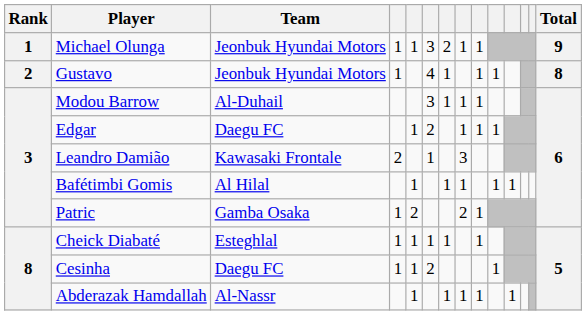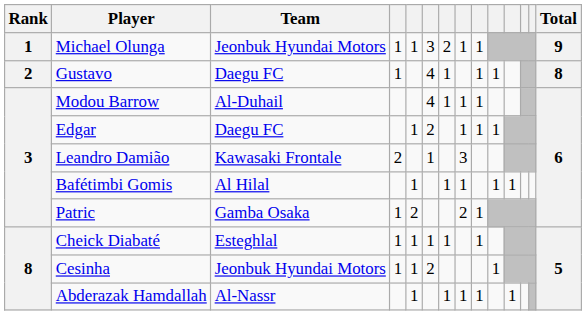(300, 74) Jeonbuk Hyundai Motors -> (249, 74) Daegu FC
(431, 102) 3 -> (431, 102) 4
(249, 268) Daegu FC -> (300, 268) Jeonbuk Hyundai Motors
